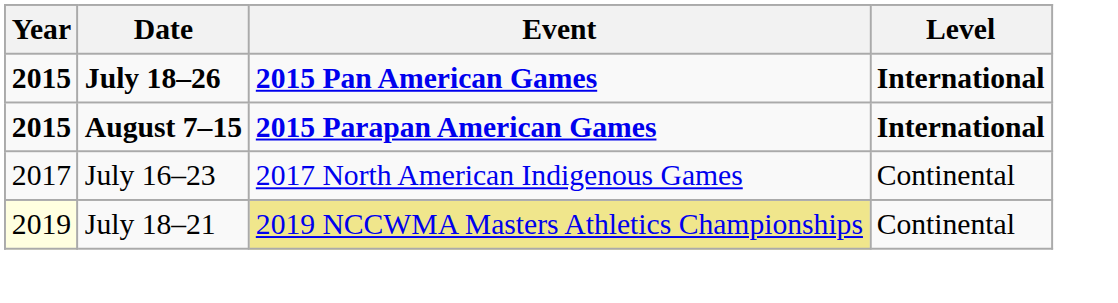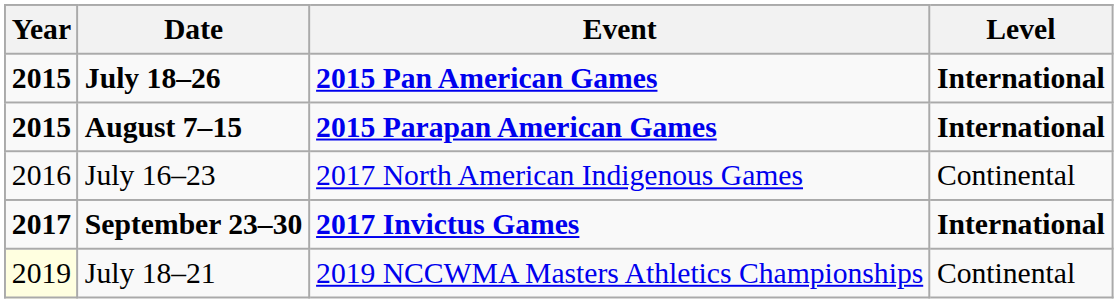(41, 175) 2017 -> (41, 175) 2016
+ row: (194, 224)
(559, 224) khaki background -> (620, 273) no background
